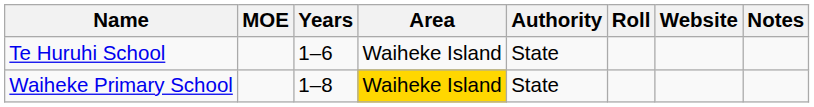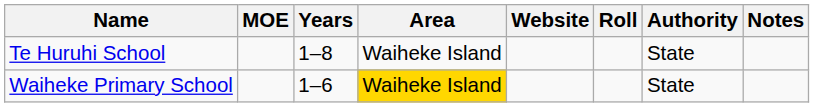columns swapped: (557, 20) <-> (699, 20)
(315, 53) 1–6 -> (315, 53) 1–8
(315, 85) 1–8 -> (315, 85) 1–6
